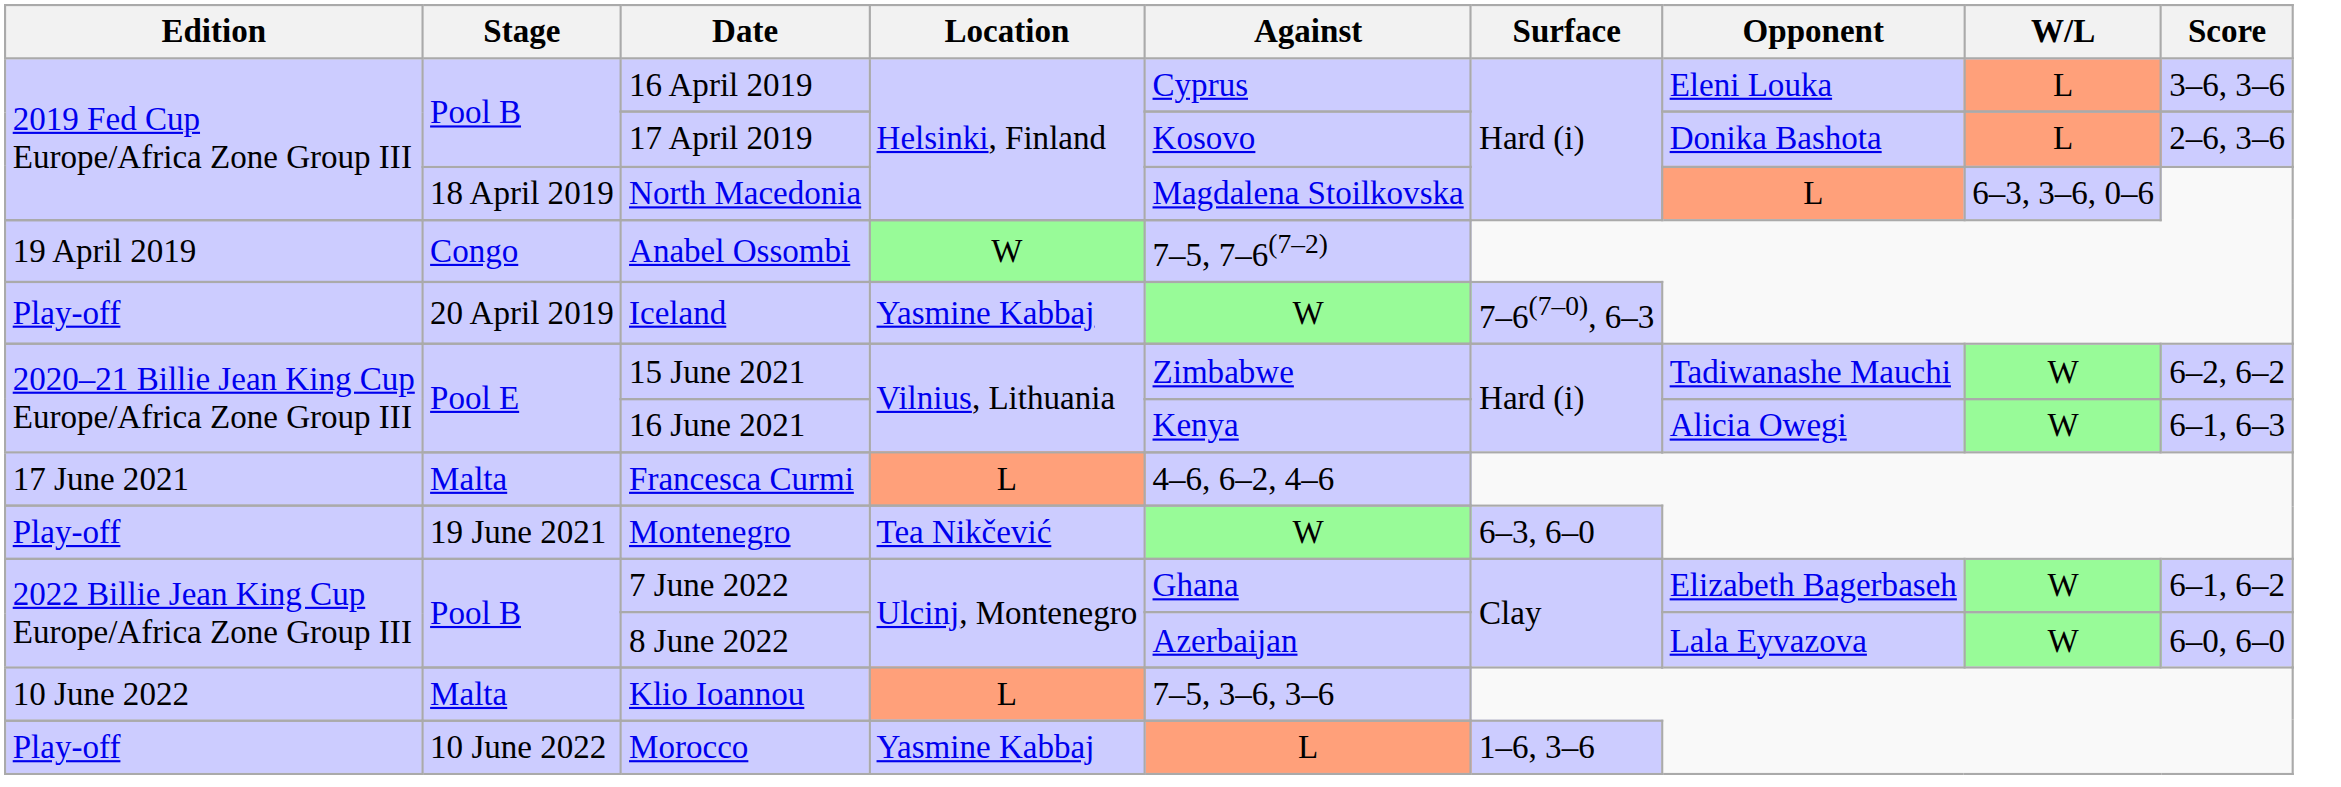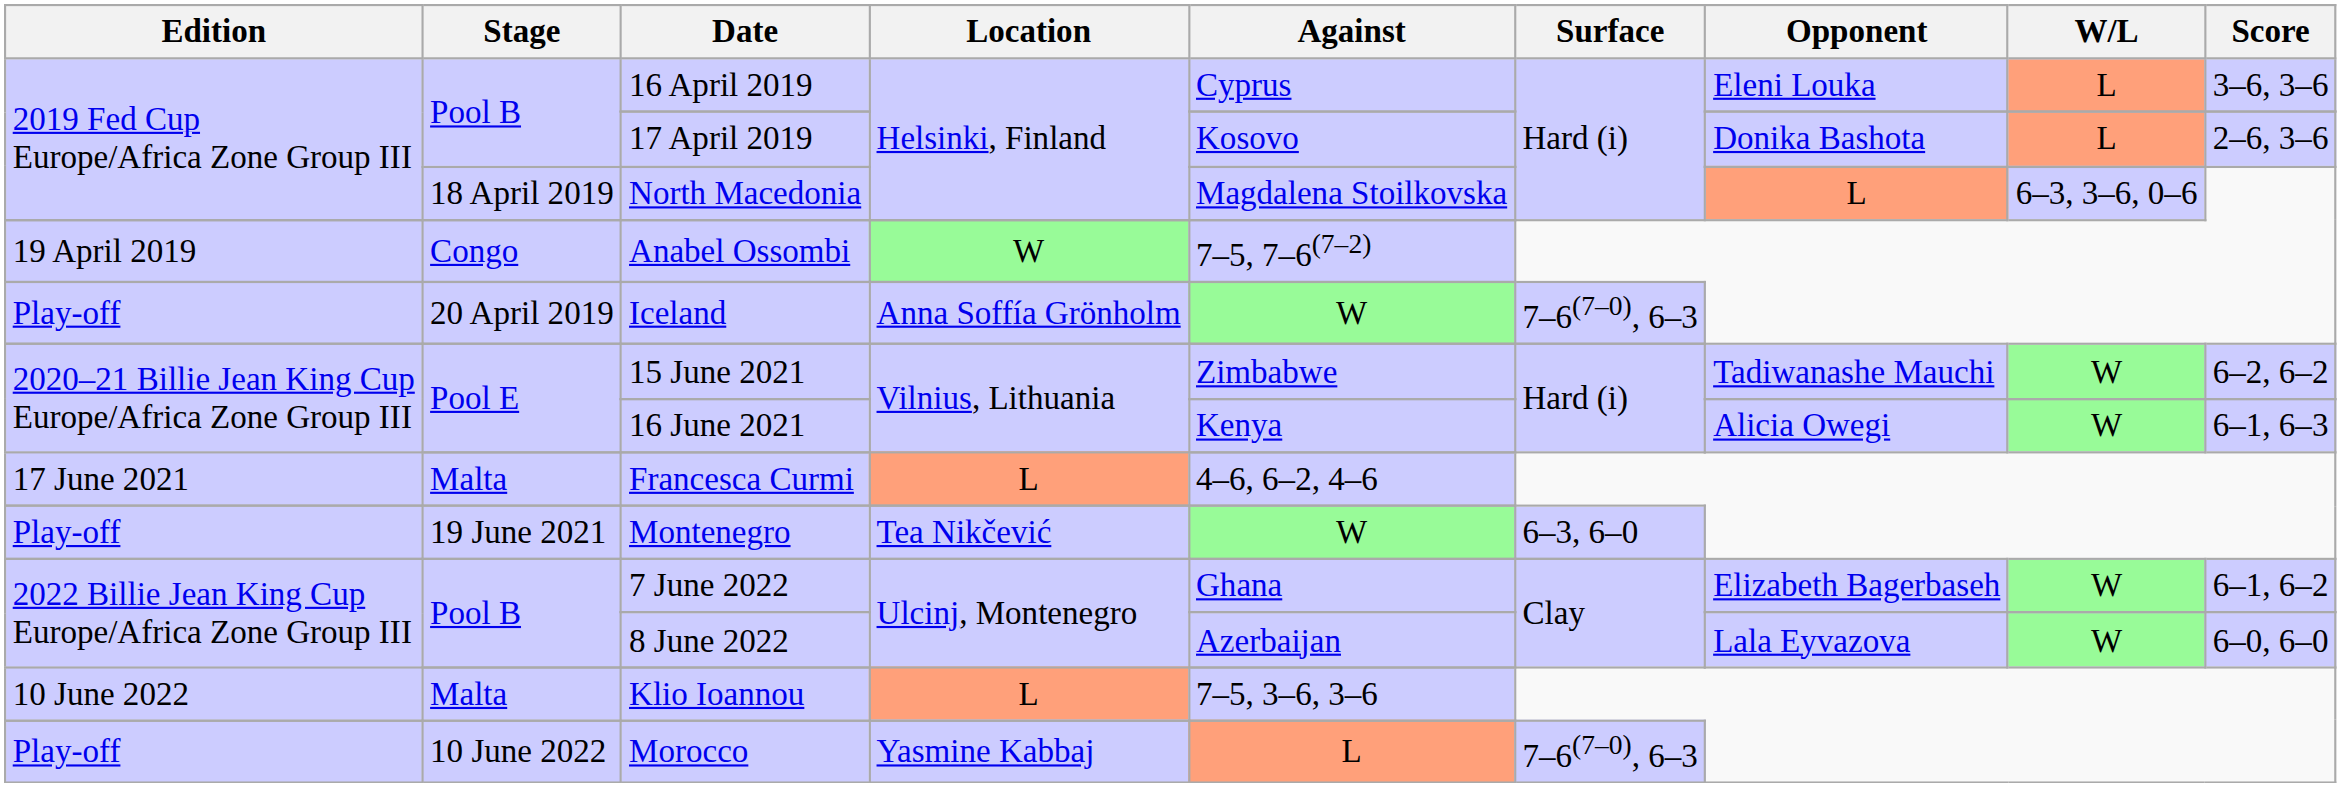(985, 312) Yasmine Kabbaj -> (1029, 312) Anna Soffía Grönholm
(1537, 746) 1–6, 3–6 -> (1610, 750) 7–6(7–0), 6–3
